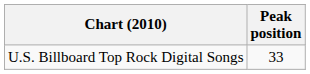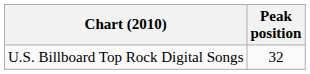(276, 57) 33 -> (276, 57) 32
